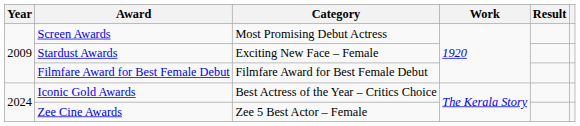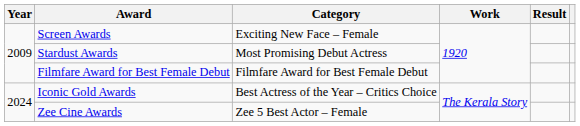(311, 33) Most Promising Debut Actress -> (307, 33) Exciting New Face – Female
(307, 53) Exciting New Face – Female -> (311, 53) Most Promising Debut Actress
